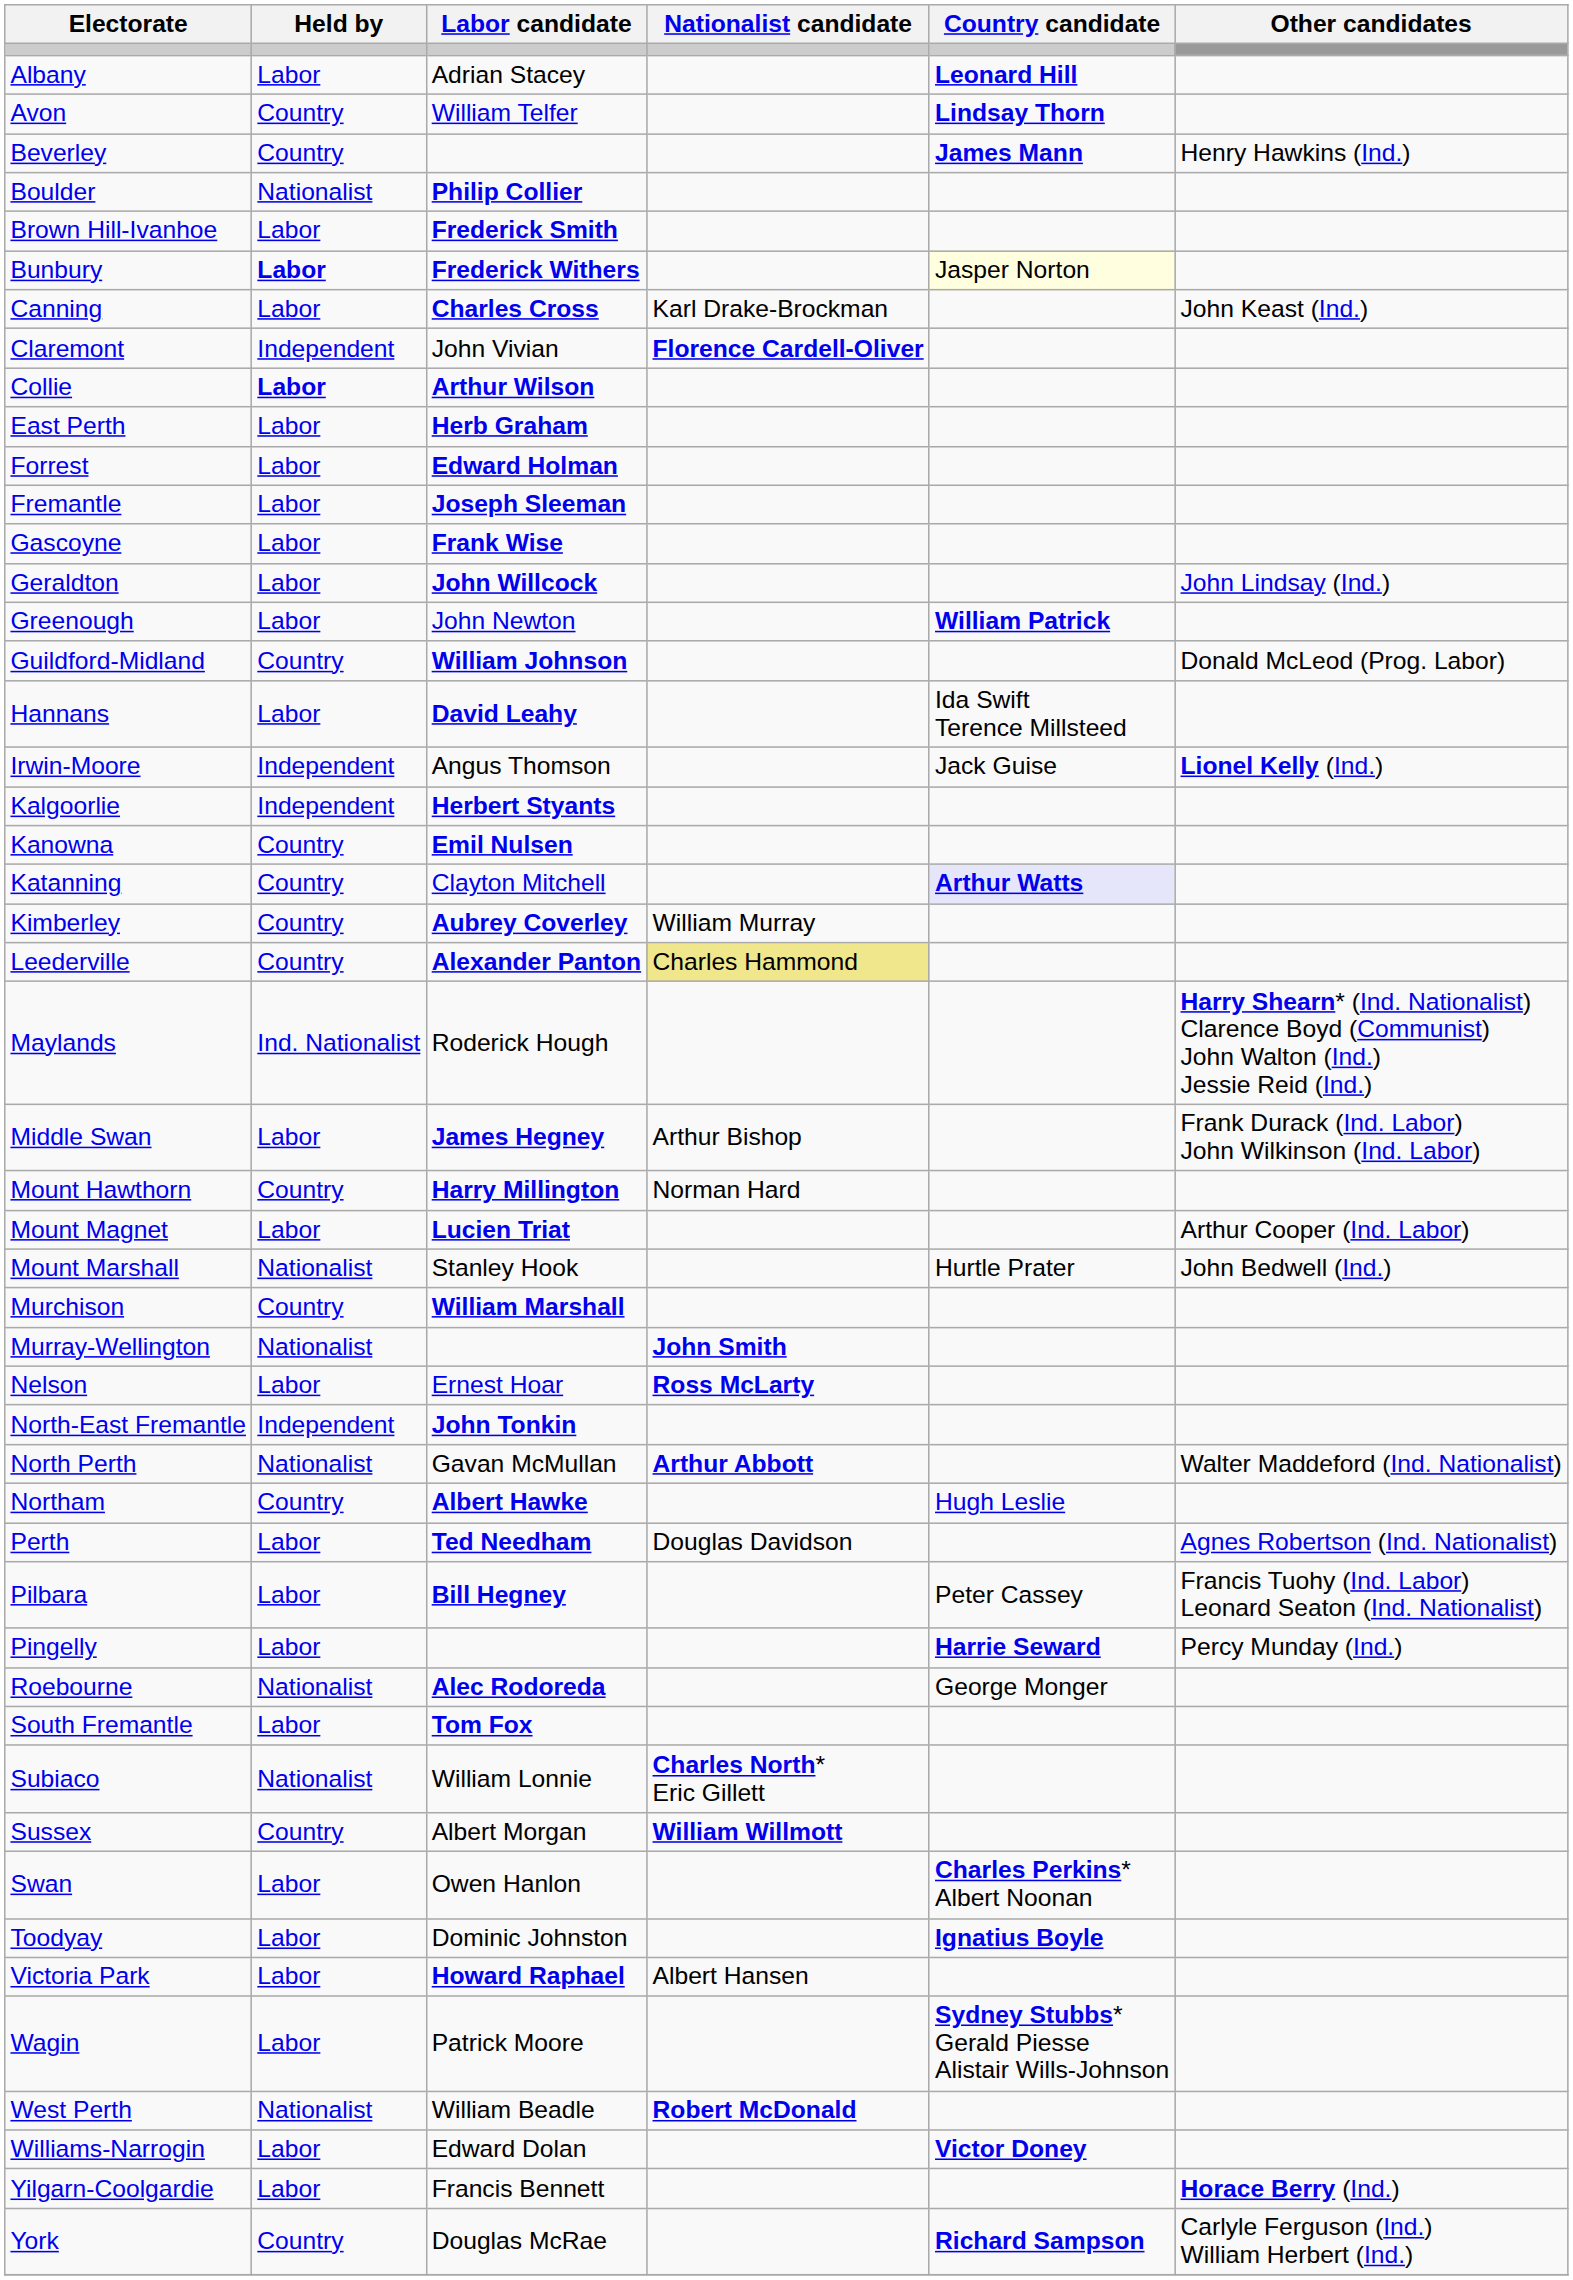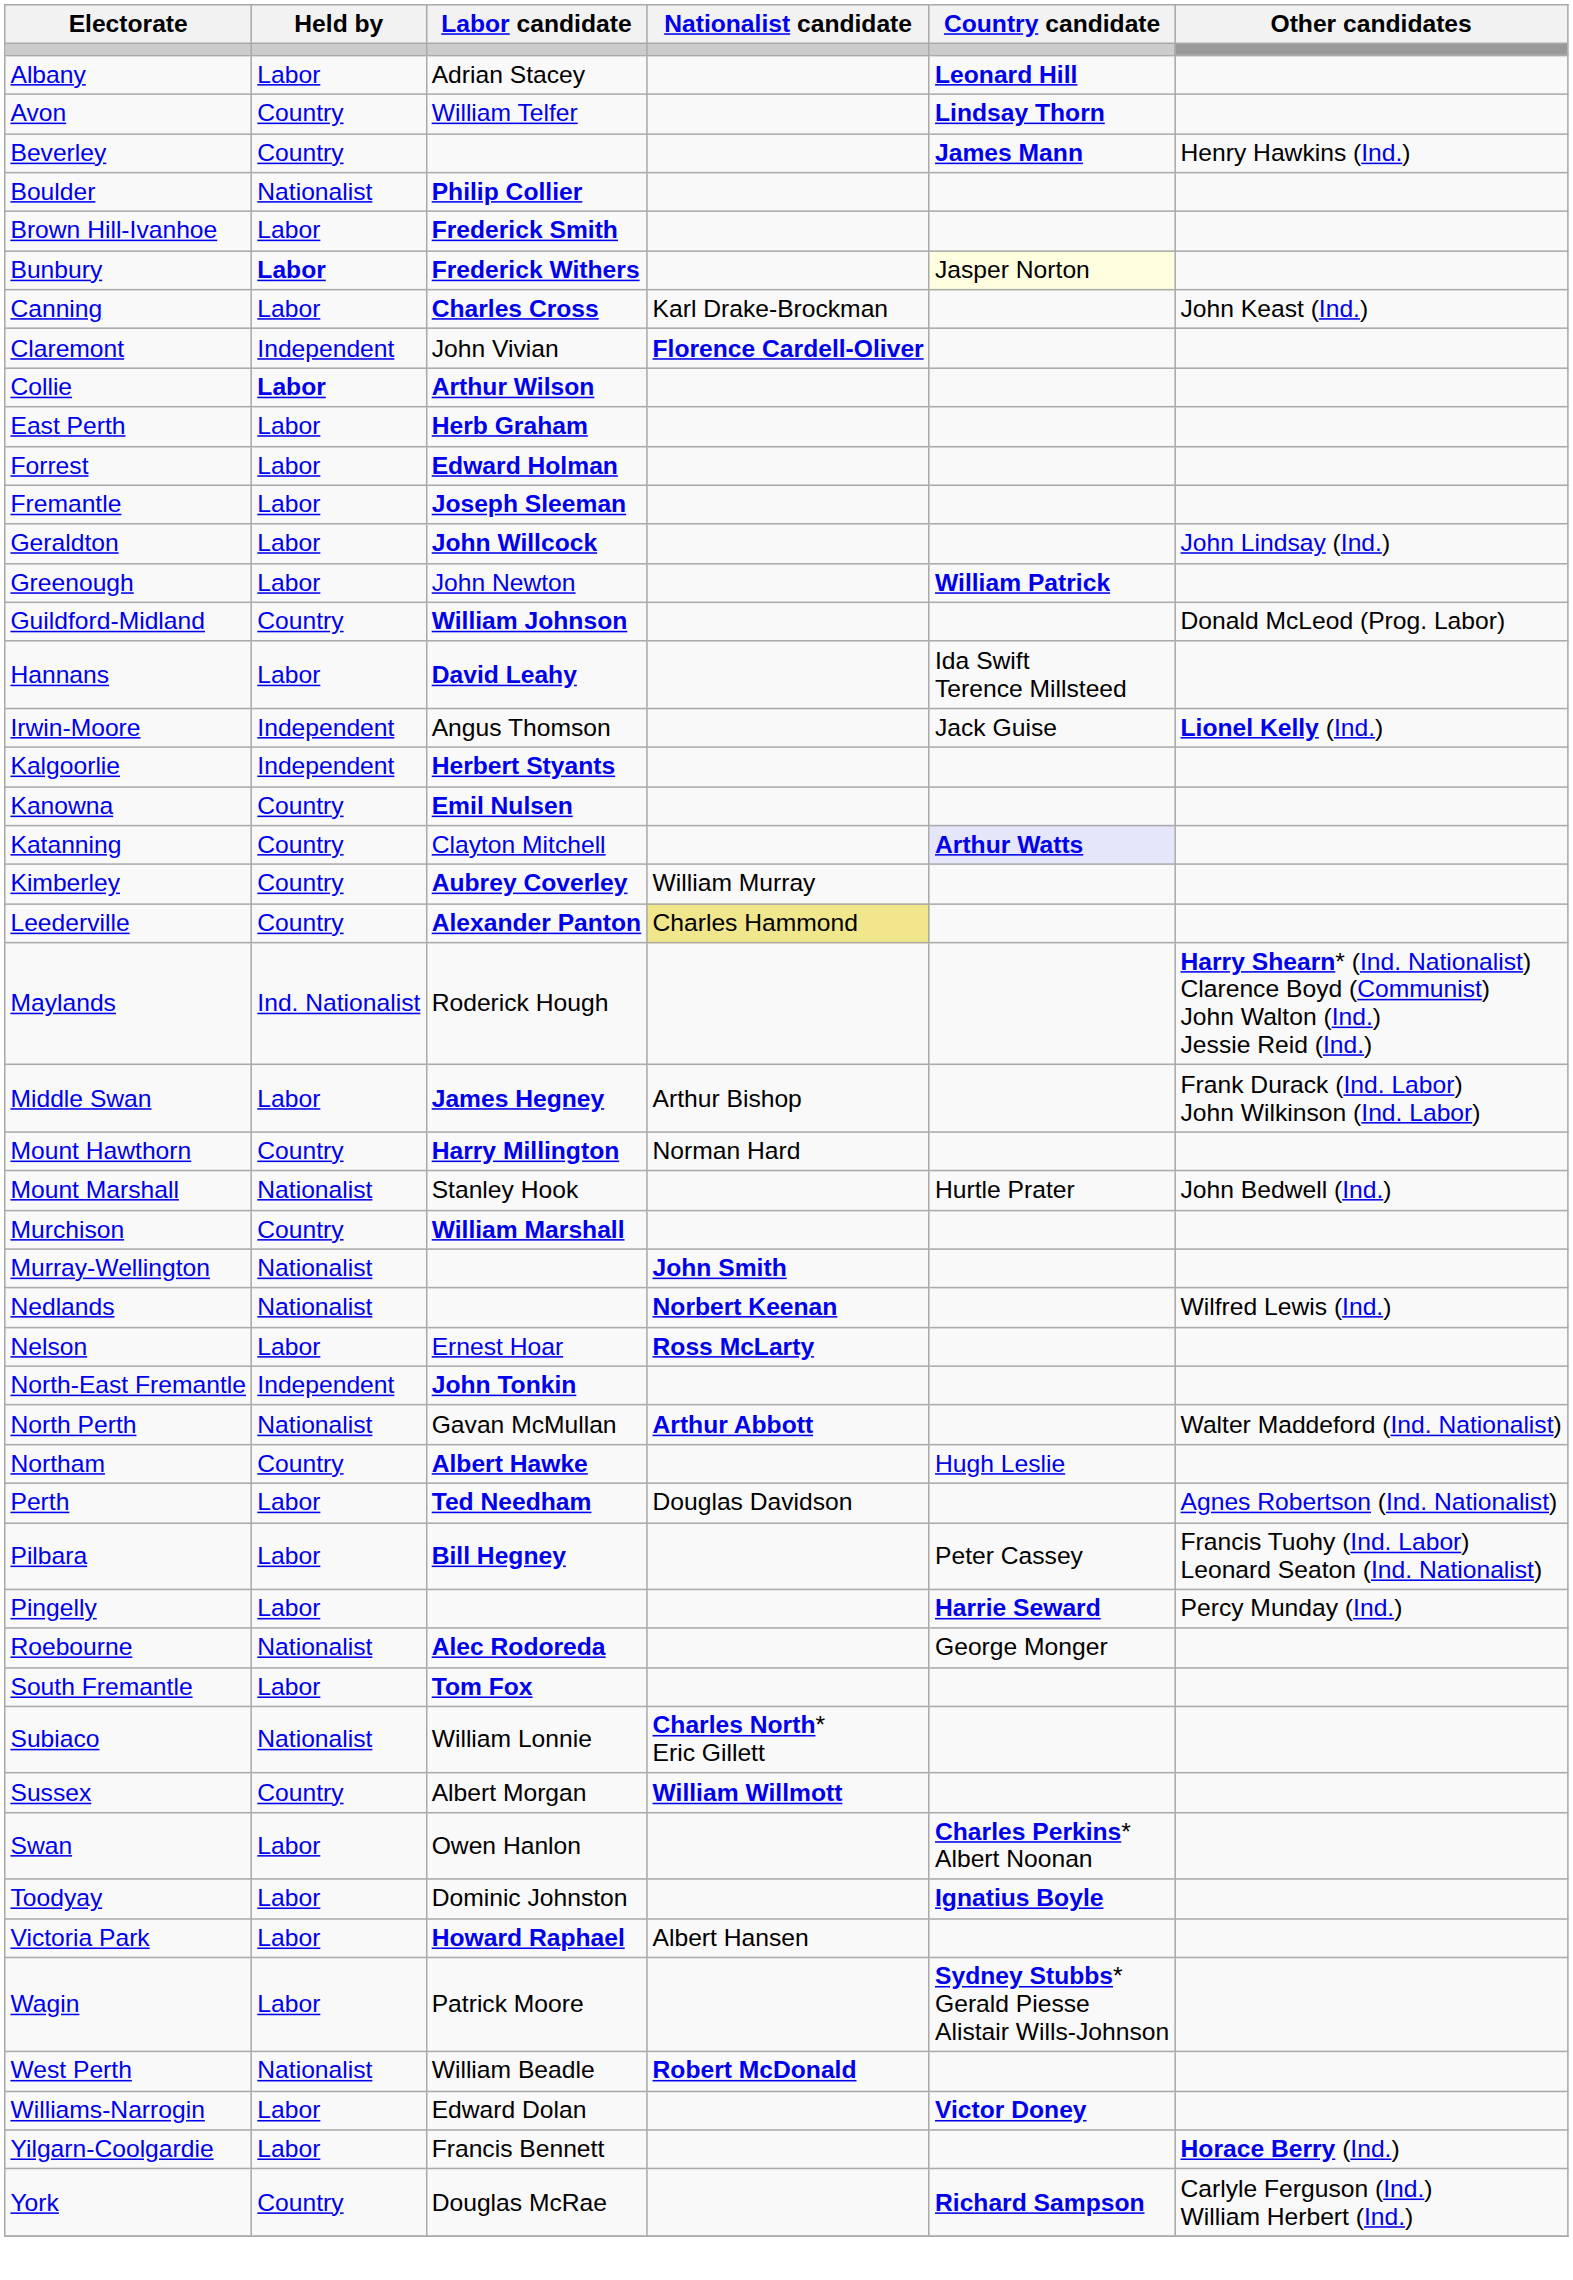- row: (66, 543)
- row: (89, 1229)
+ row: (63, 1307)
